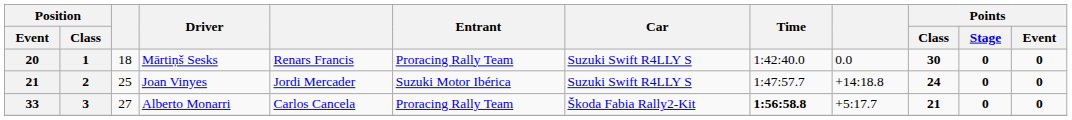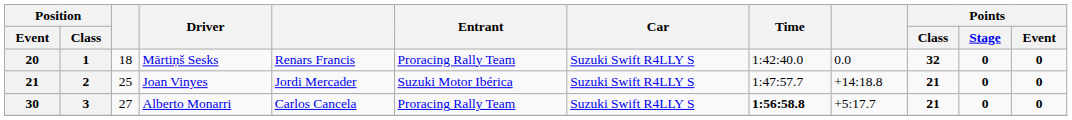(934, 59) 30 -> (933, 59) 32
(934, 81) 24 -> (933, 81) 21
(32, 104) 33 -> (32, 104) 30
(631, 104) Škoda Fabia Rally2-Kit -> (632, 104) Suzuki Swift R4LLY S
